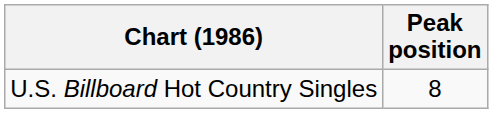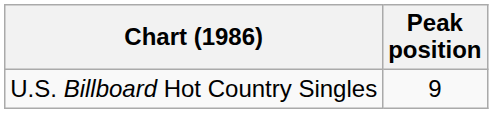(435, 88) 8 -> (435, 88) 9
